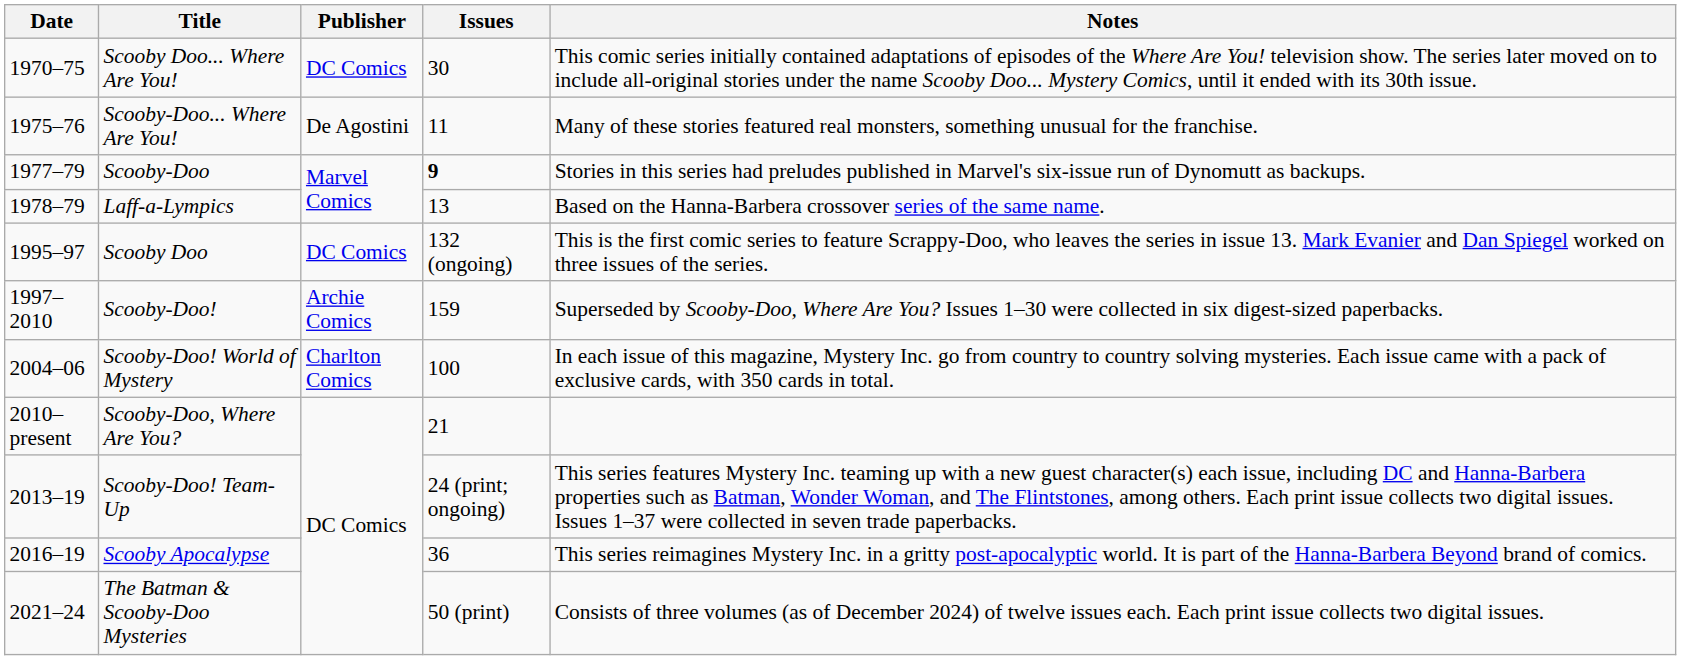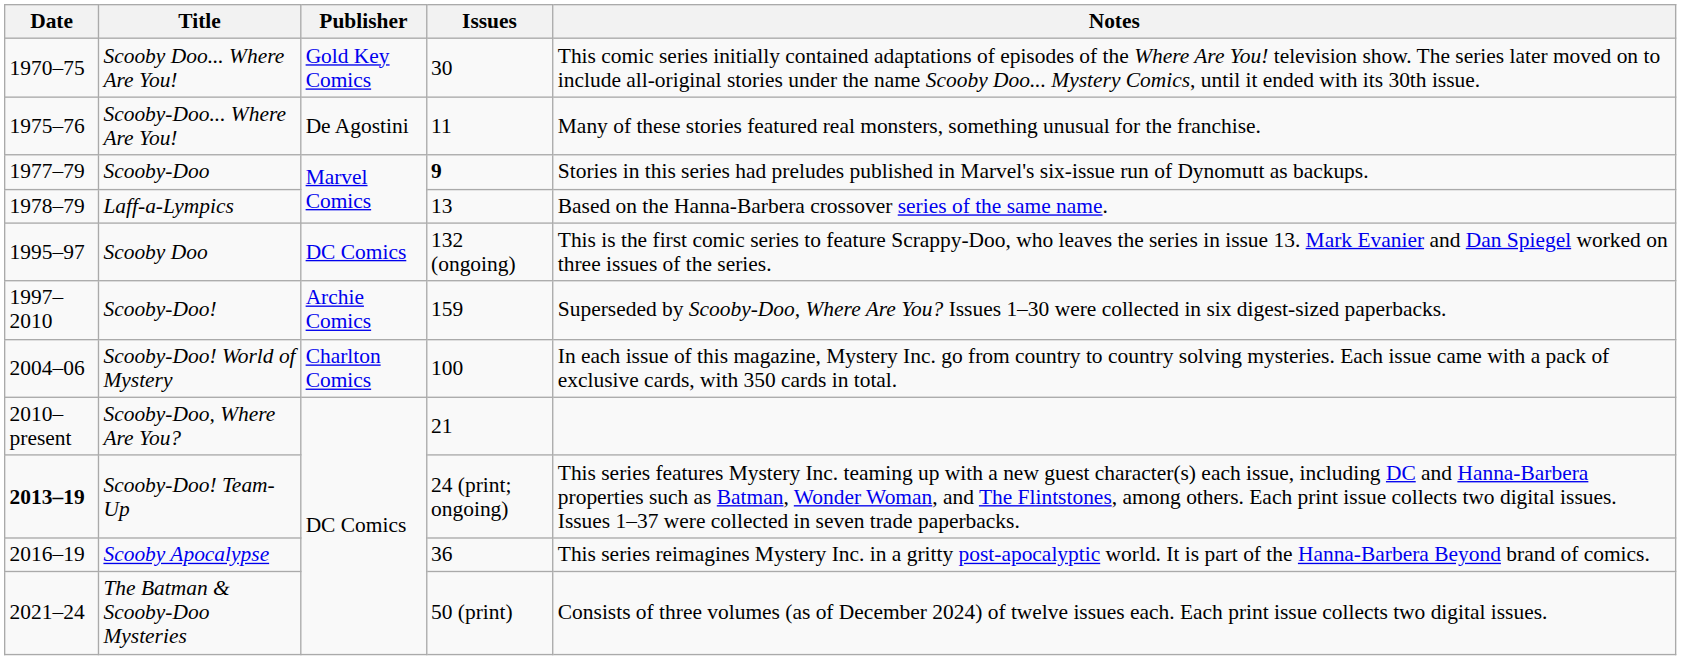(356, 67) DC Comics -> (348, 67) Gold Key Comics
(47, 496) normal -> (47, 496) bold
